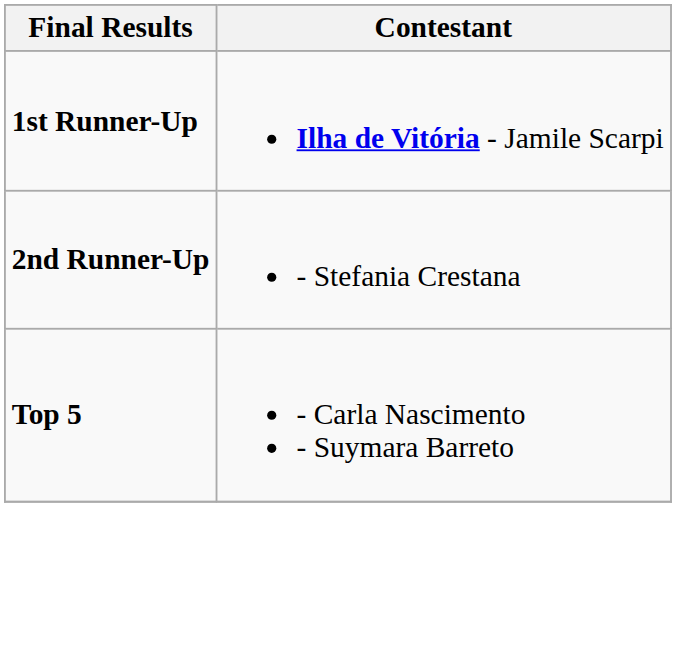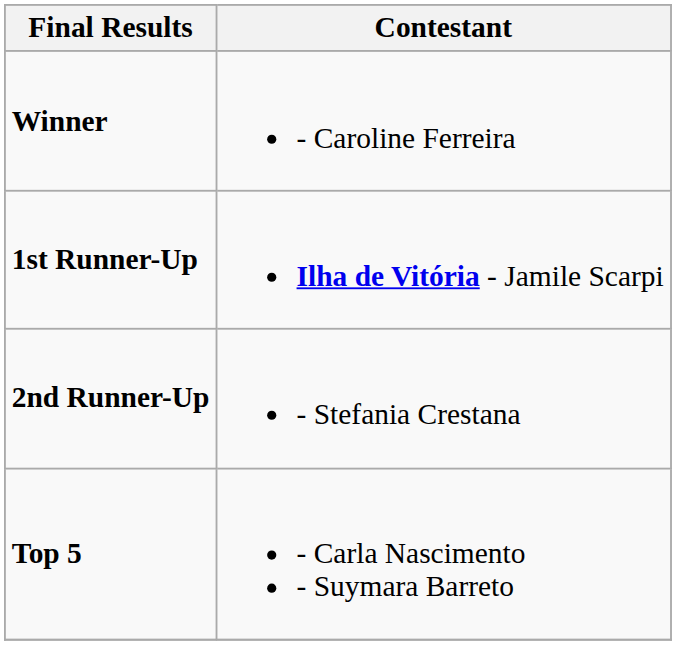+ row: (60, 120)
